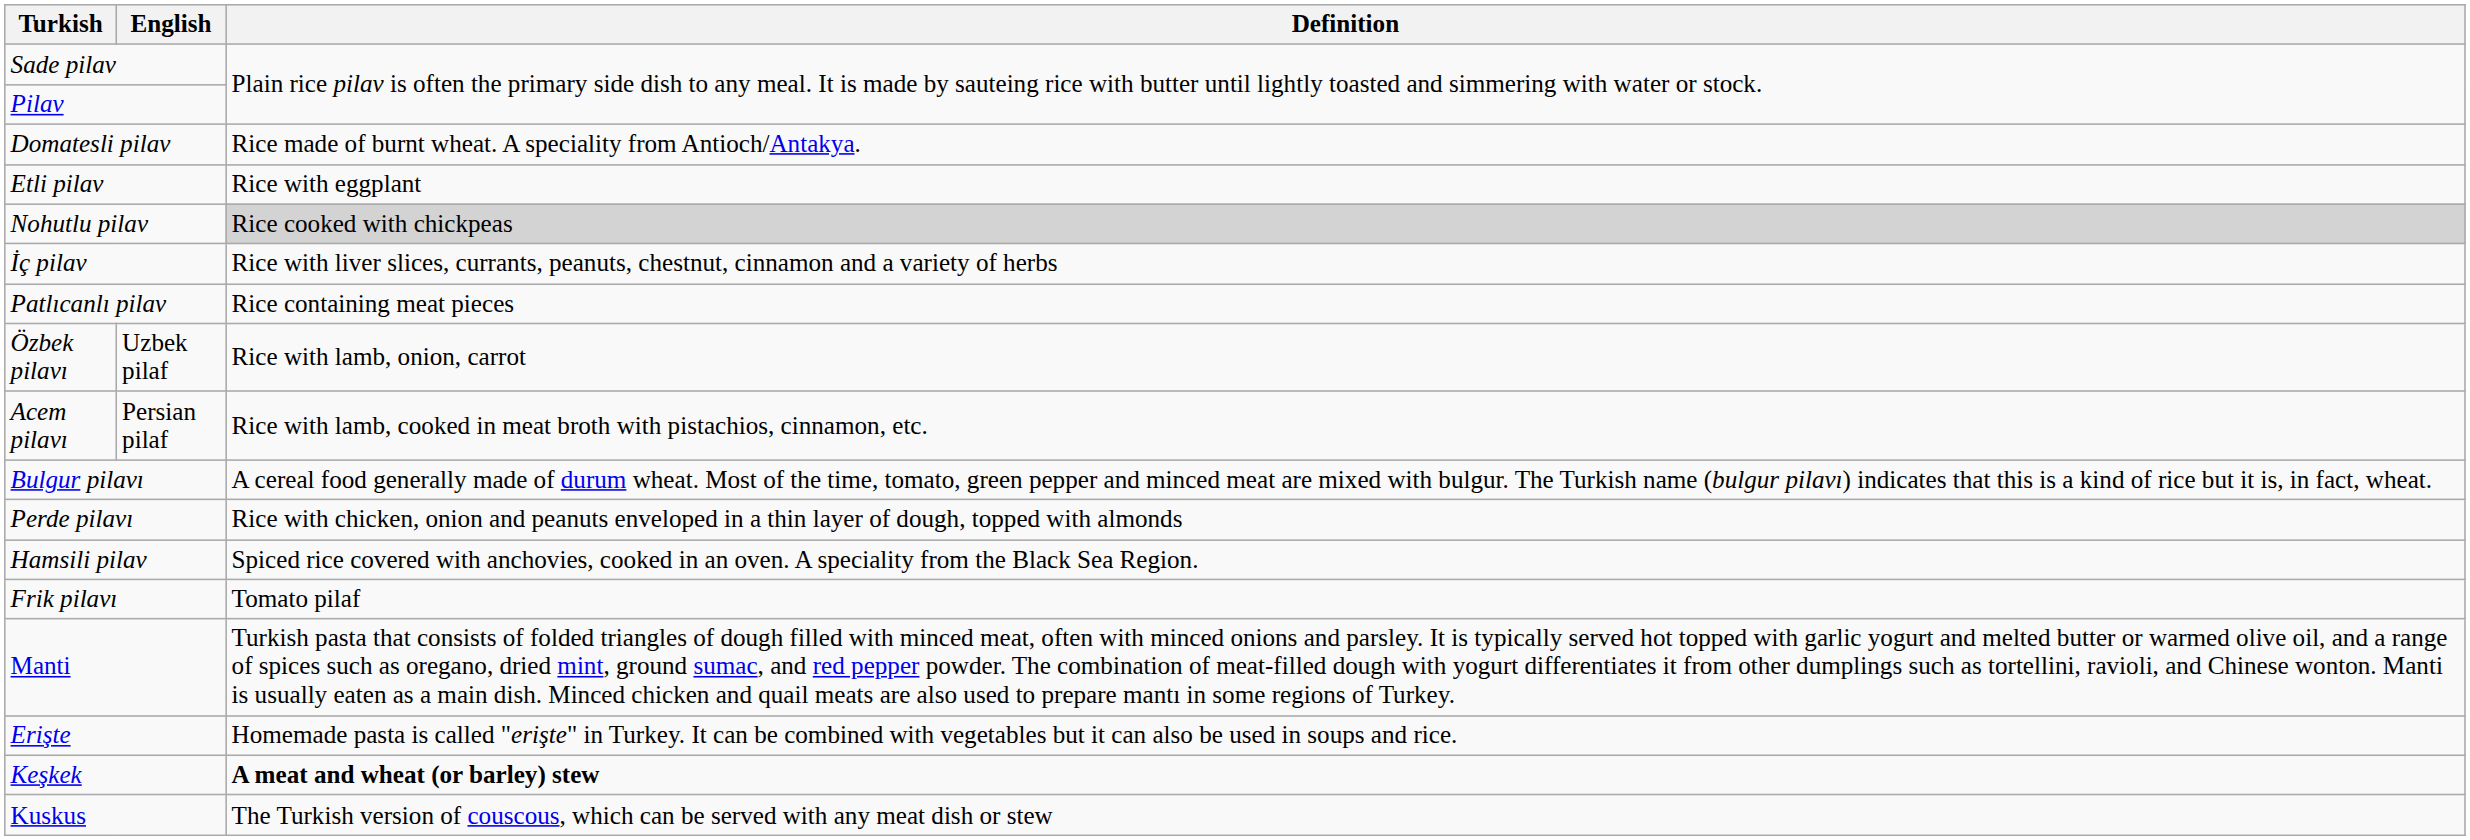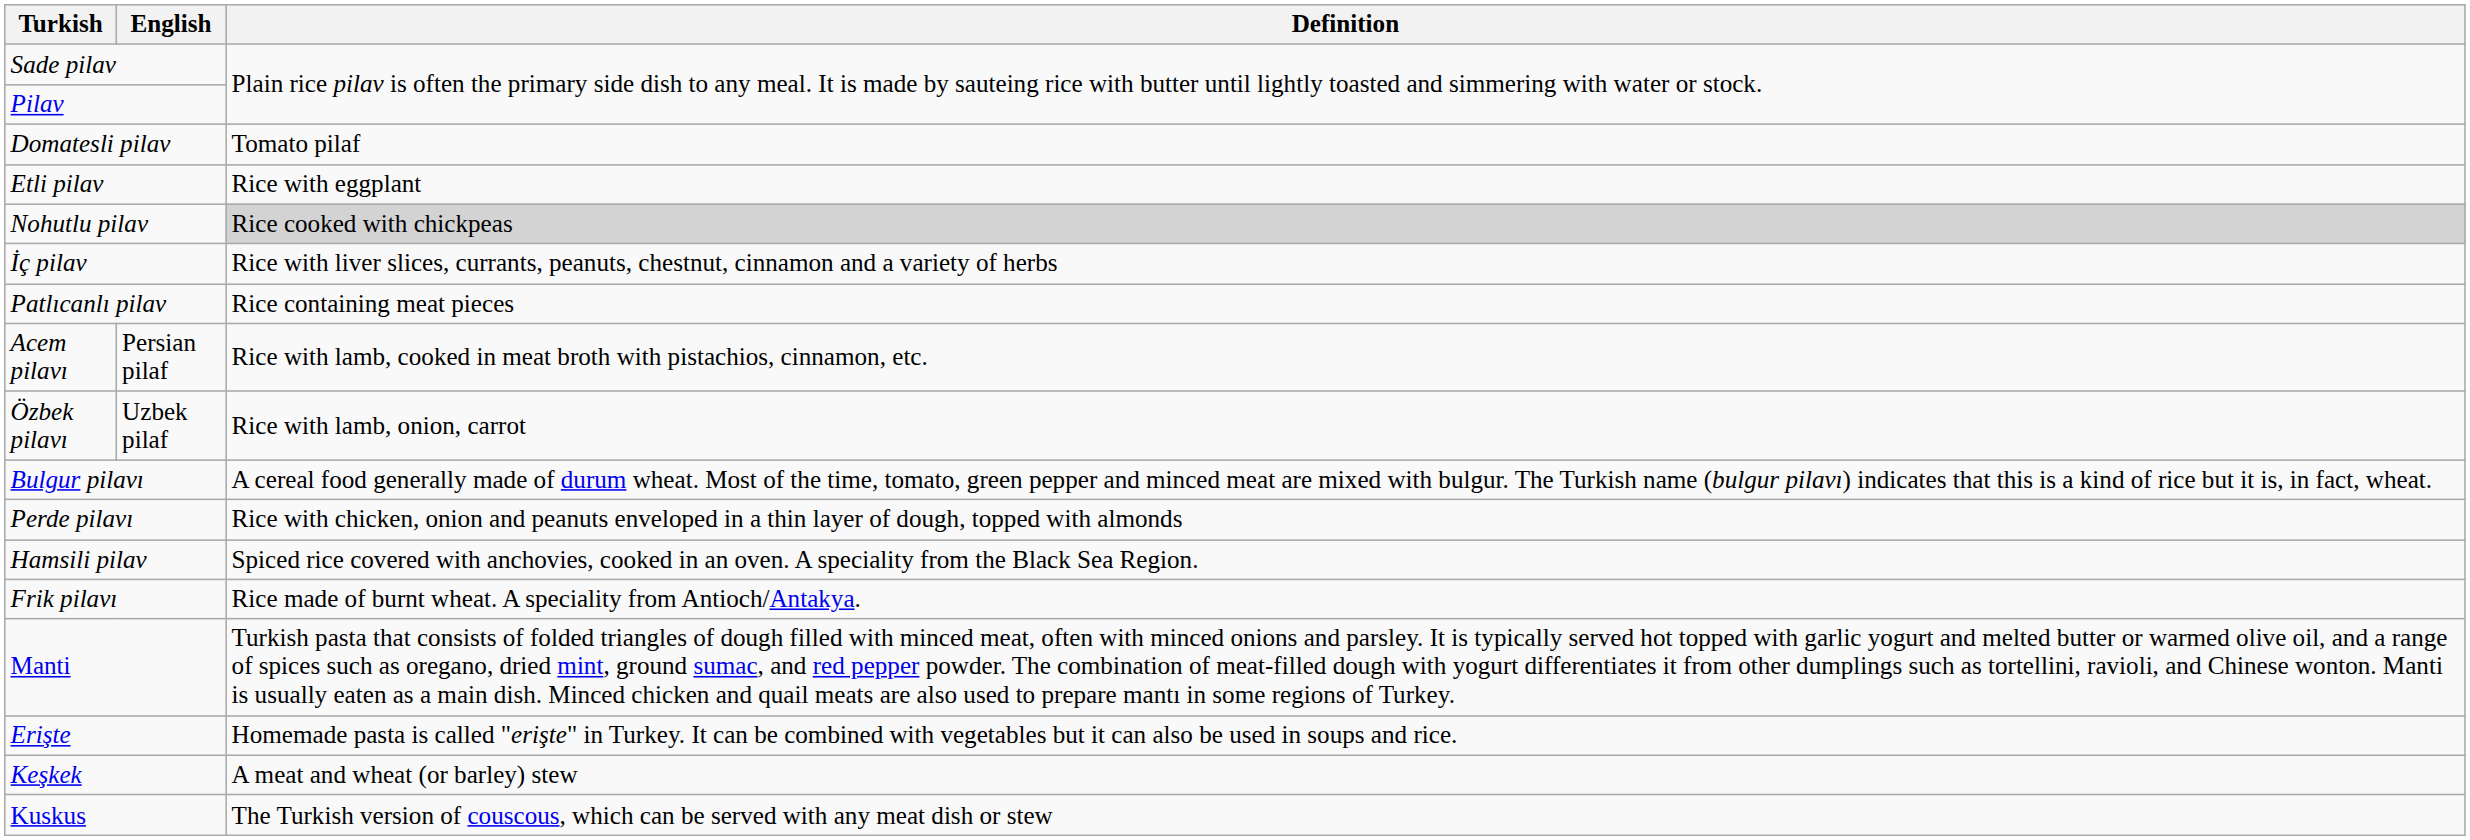(546, 143) Rice made of burnt wheat. A speciality from Antioch/Antakya. -> (296, 143) Tomato pilaf
rows swapped: (42, 357) <-> (39, 425)
(296, 598) Tomato pilaf -> (546, 598) Rice made of burnt wheat. A speciality from Antioch/Antakya.
(416, 774) bold -> (405, 774) normal
